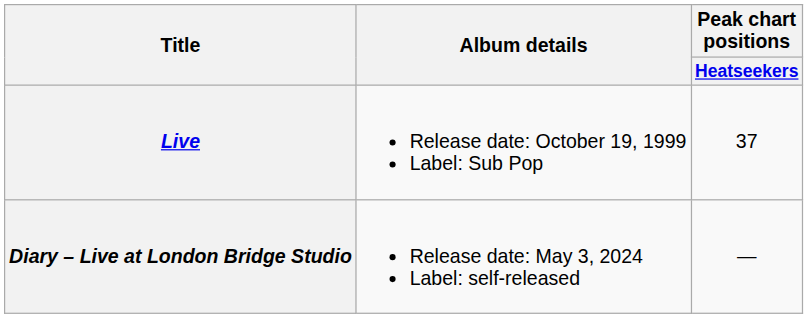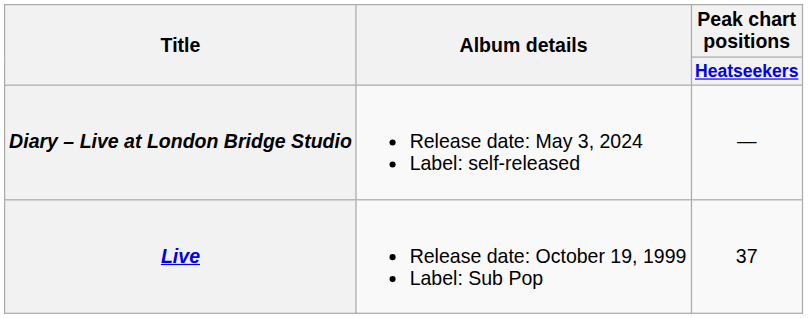rows swapped: (180, 142) <-> (180, 256)
